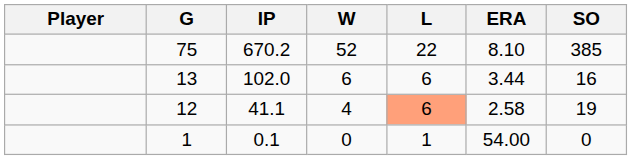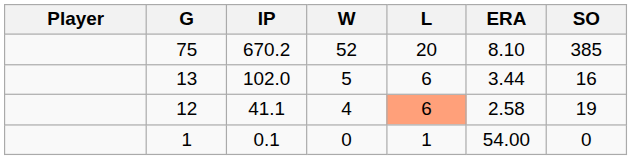(426, 49) 22 -> (426, 49) 20
(347, 79) 6 -> (347, 79) 5
